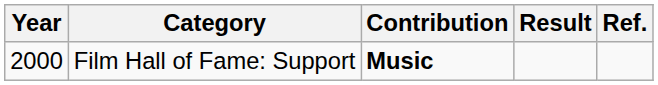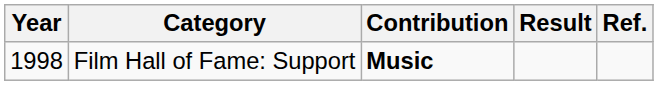(37, 60) 2000 -> (37, 60) 1998
